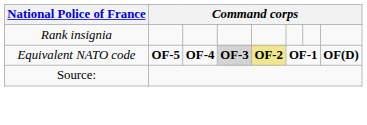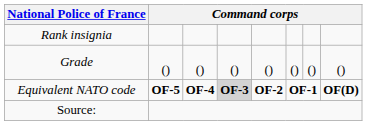+ row: (76, 62)
(269, 55) khaki background -> (269, 89) no background
